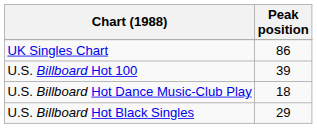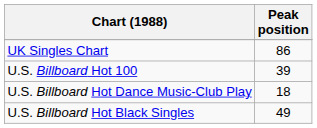(283, 112) 29 -> (283, 112) 49
